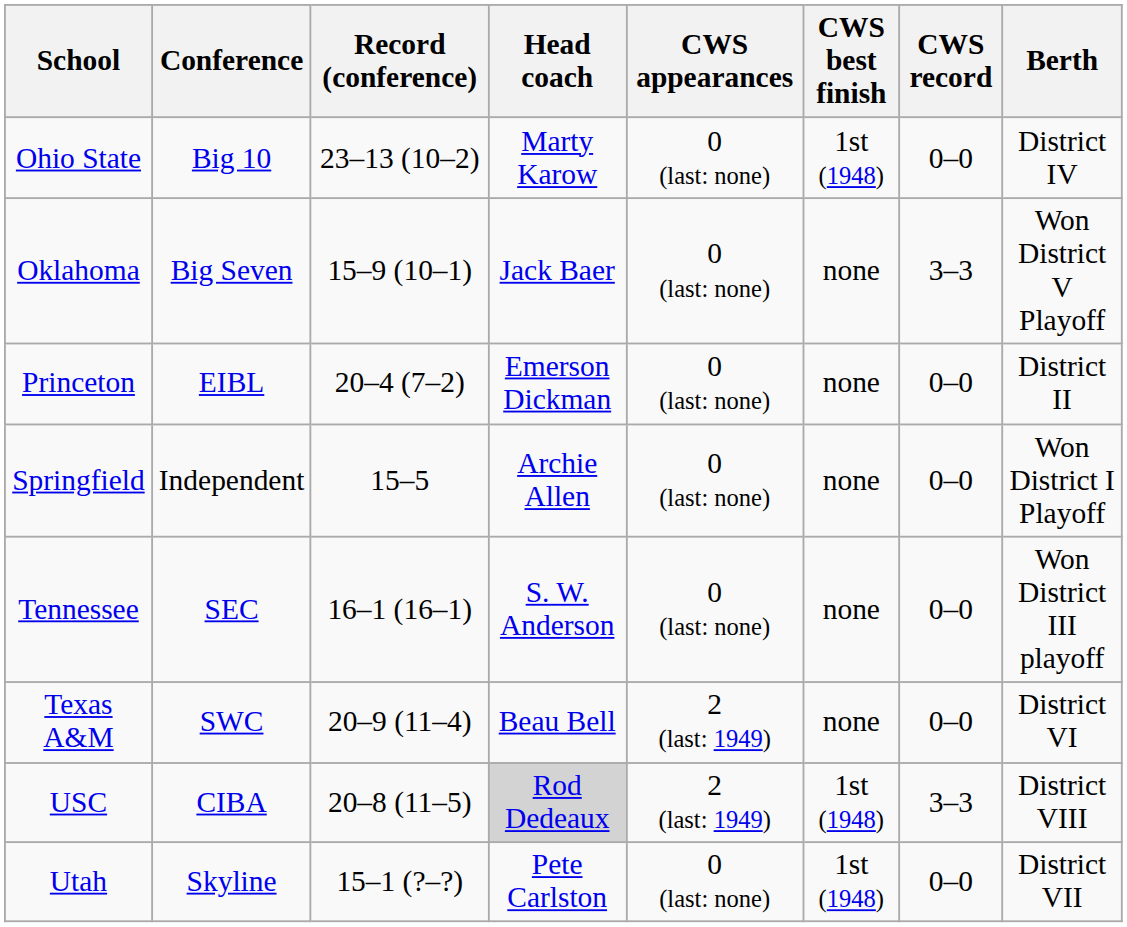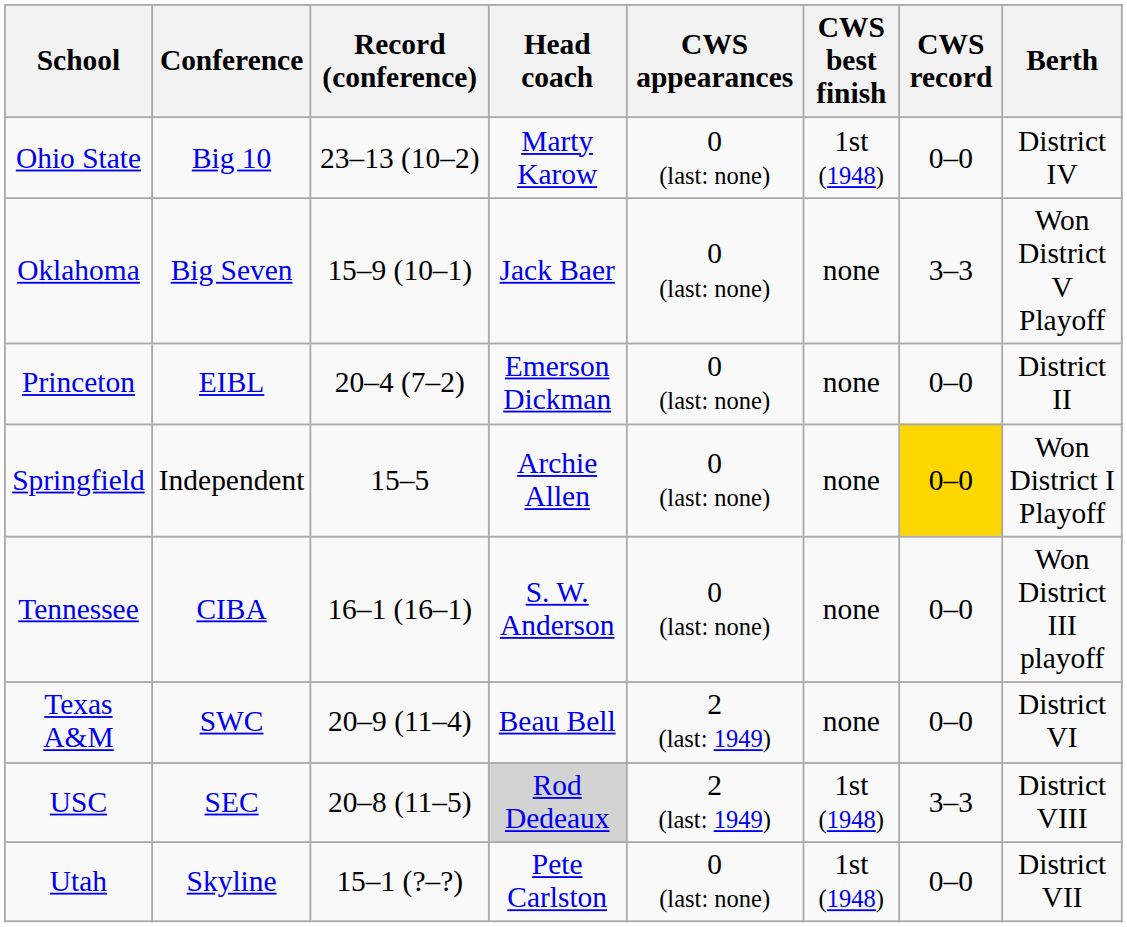(951, 479) no background -> (951, 479) gold background
(232, 609) SEC -> (232, 609) CIBA
(232, 801) CIBA -> (232, 801) SEC
